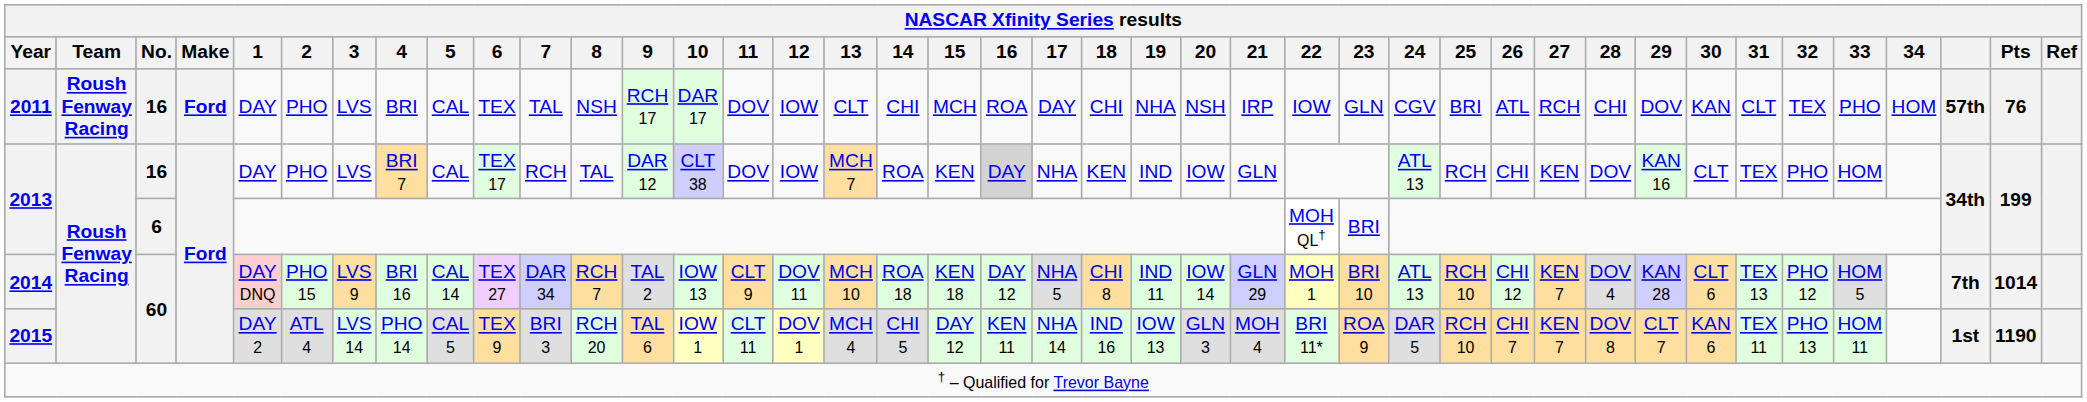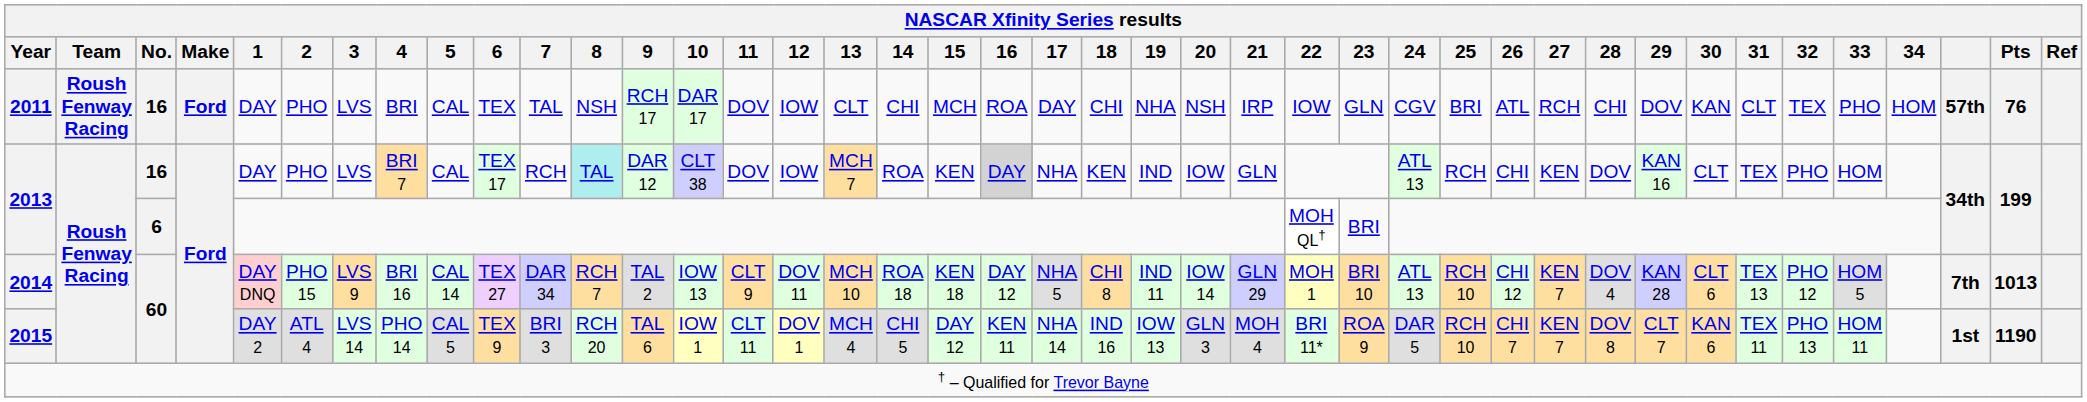(597, 172) no background -> (597, 172) paleturquoise background
(2016, 282) 1014 -> (2016, 282) 1013
